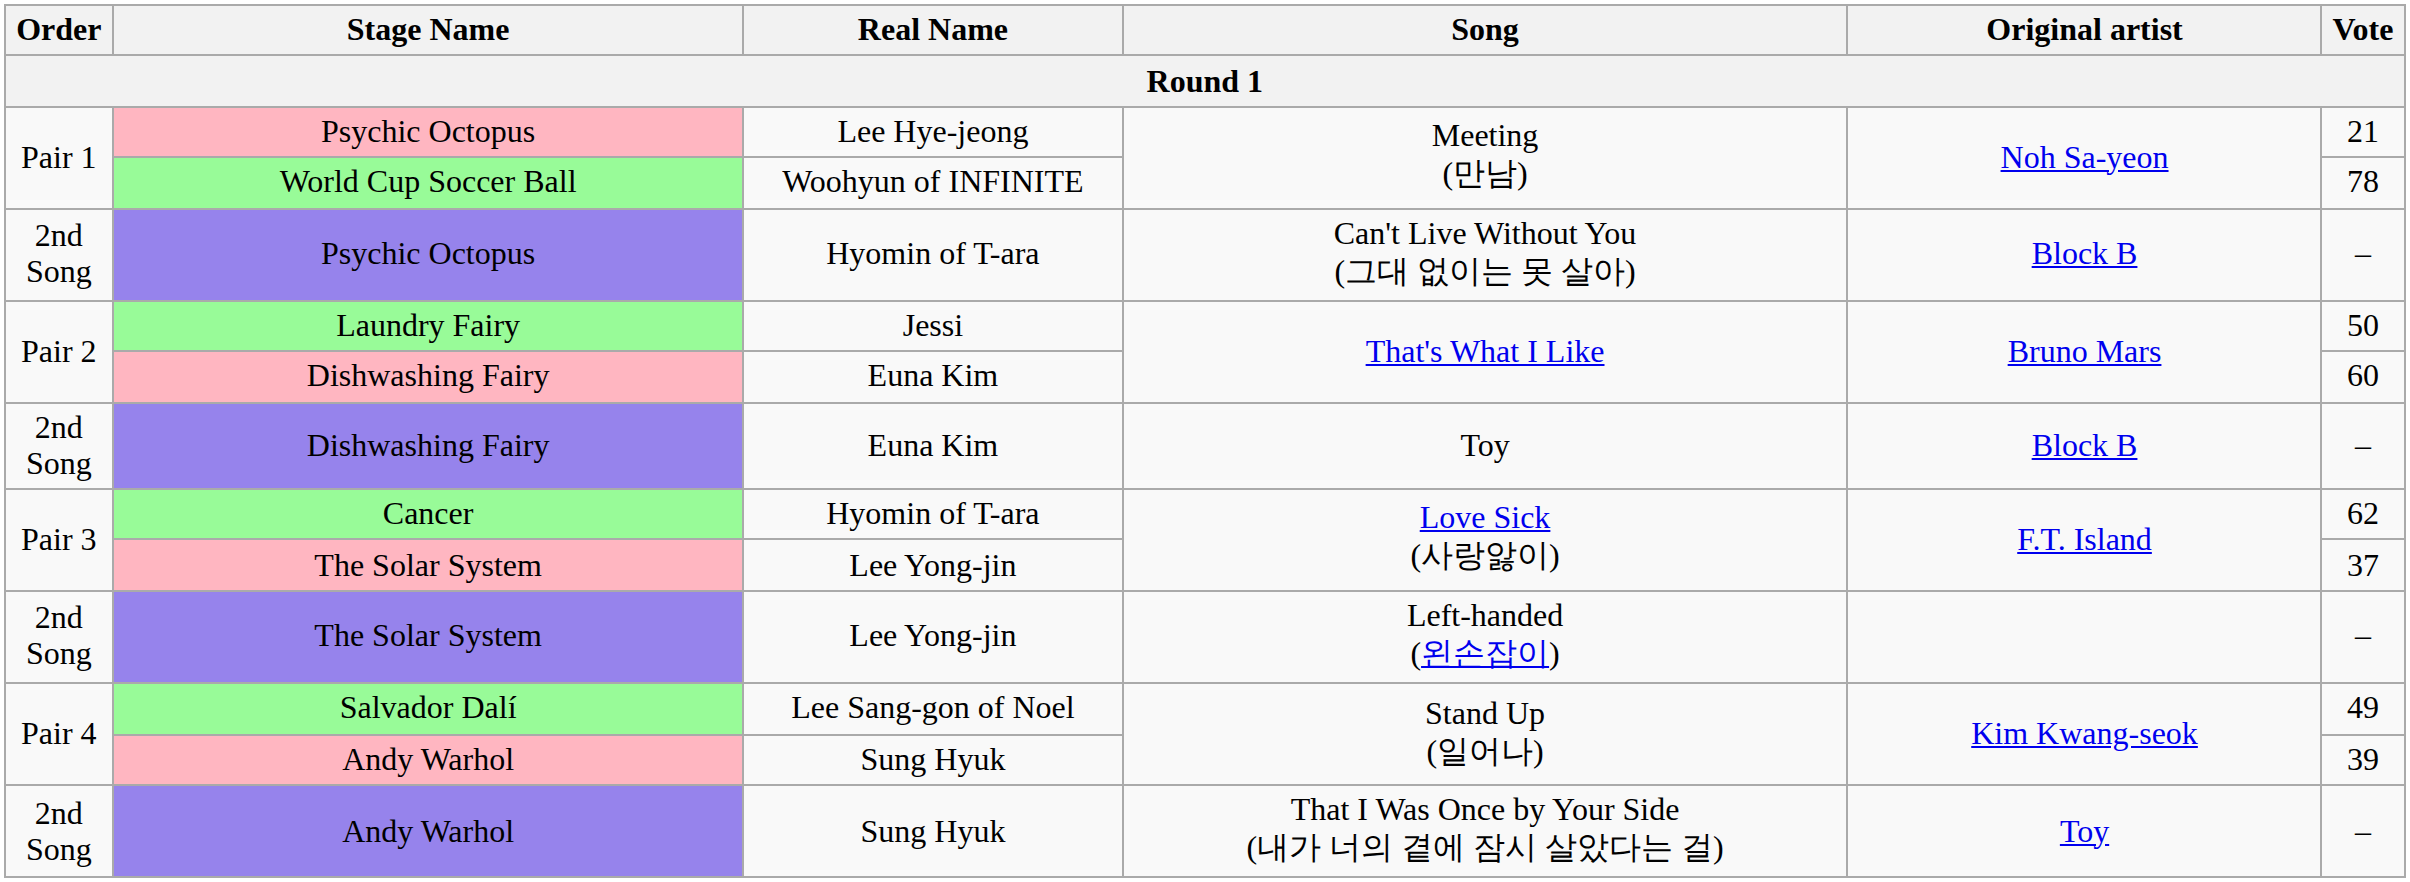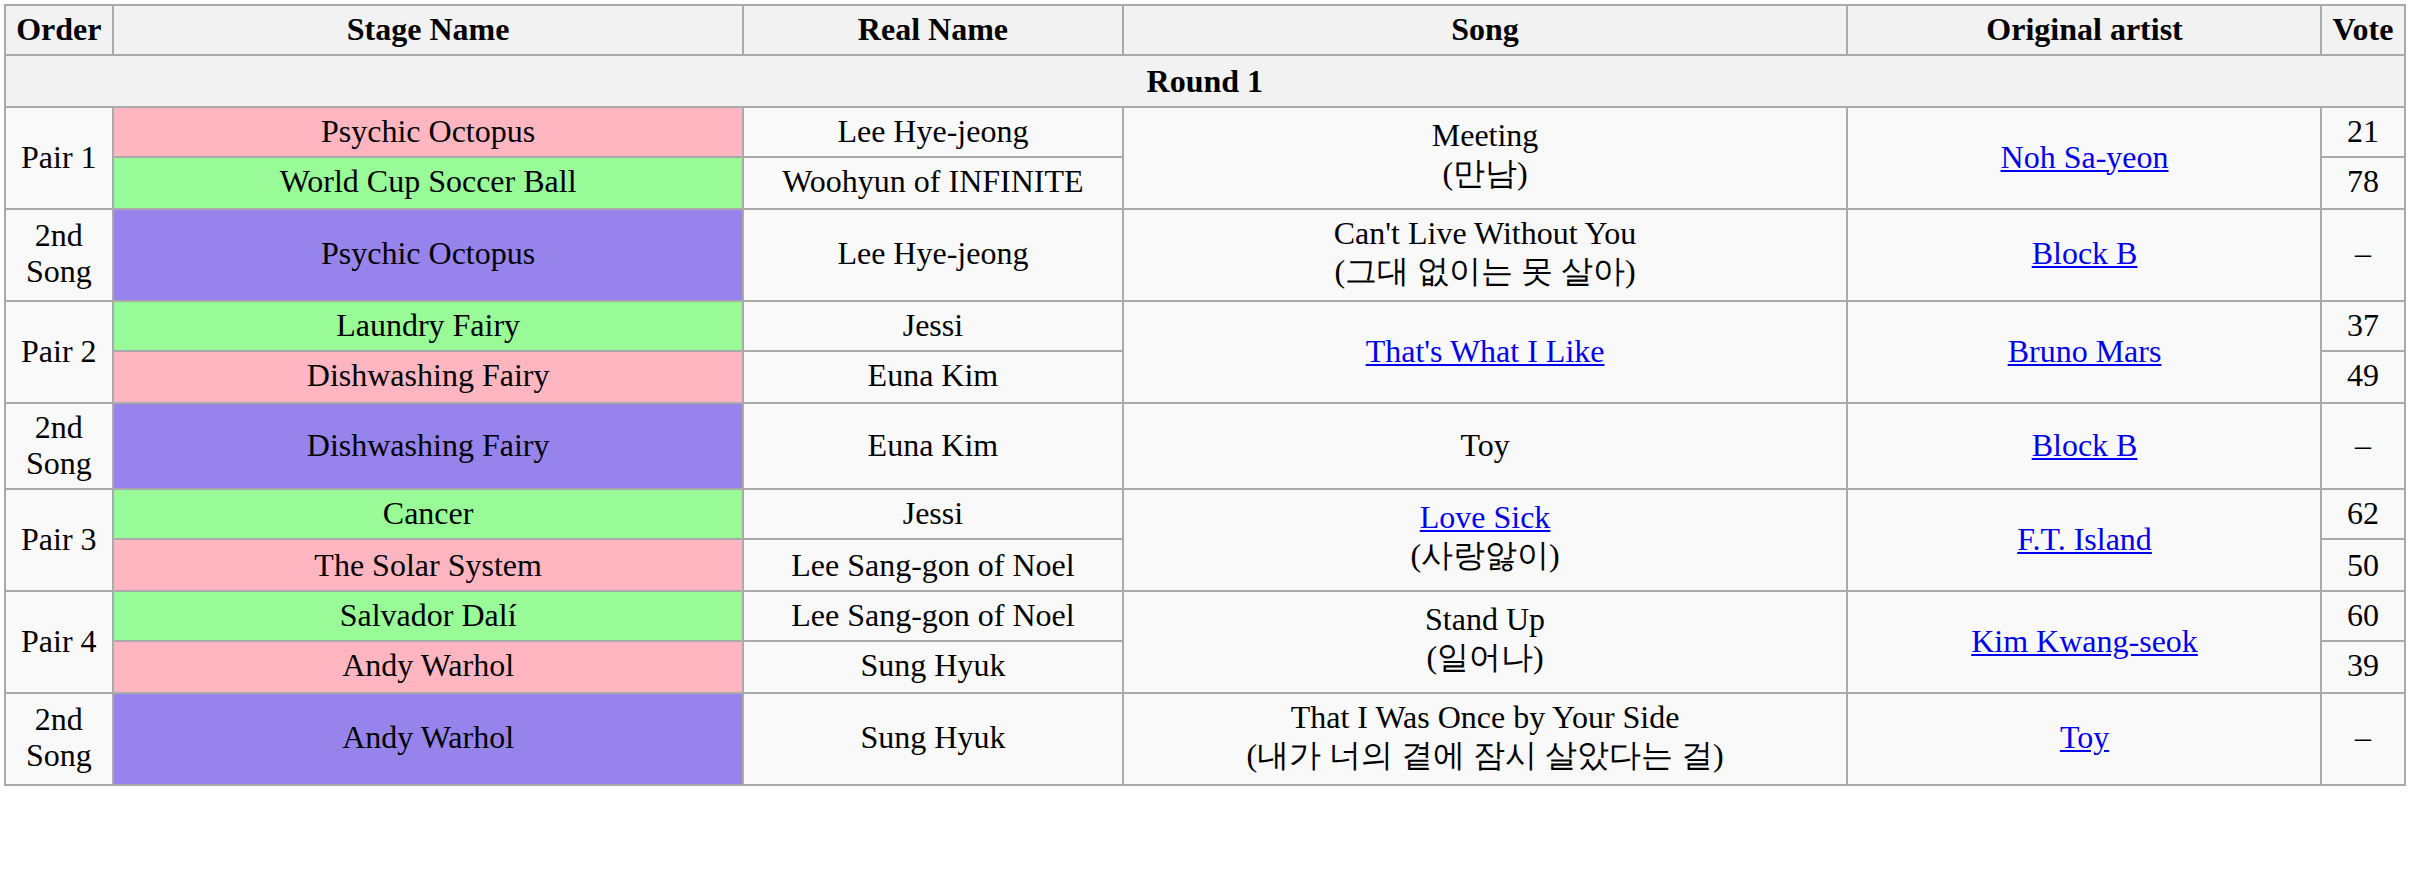(933, 253) Hyomin of T-ara -> (933, 253) Lee Hye-jeong
(2363, 325) 50 -> (2363, 325) 37
(2363, 376) 60 -> (2363, 376) 49
(933, 513) Hyomin of T-ara -> (933, 513) Jessi
(933, 564) Lee Yong-jin -> (933, 564) Lee Sang-gon of Noel
(2363, 564) 37 -> (2363, 564) 50
- row: (428, 636)
(2363, 708) 49 -> (2363, 615) 60
